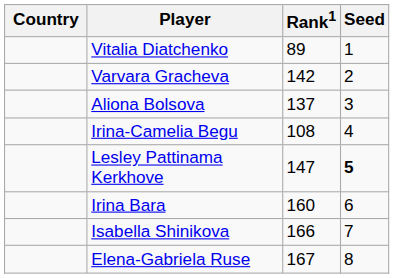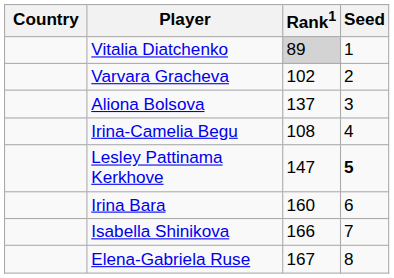(296, 49) no background -> (296, 49) lightgrey background
(301, 77) 142 -> (301, 77) 102
